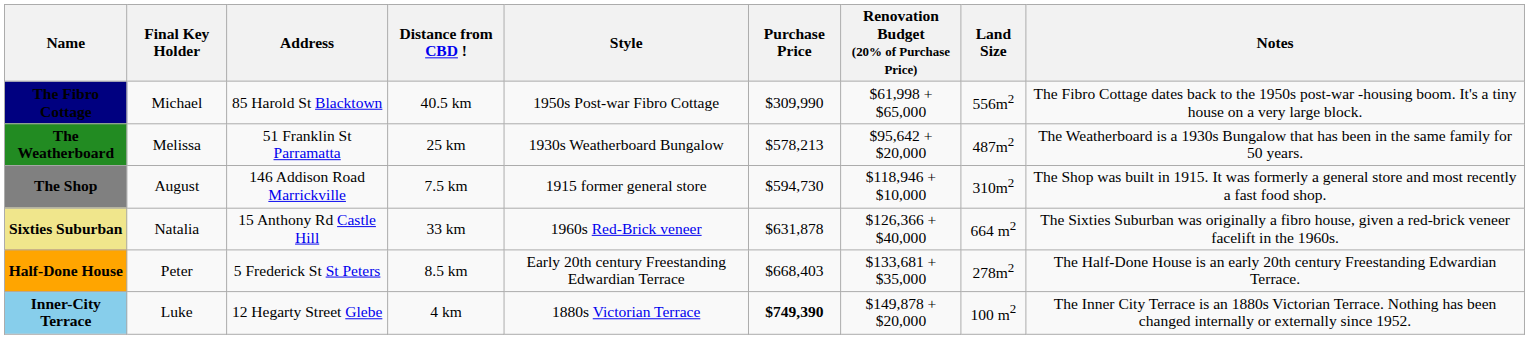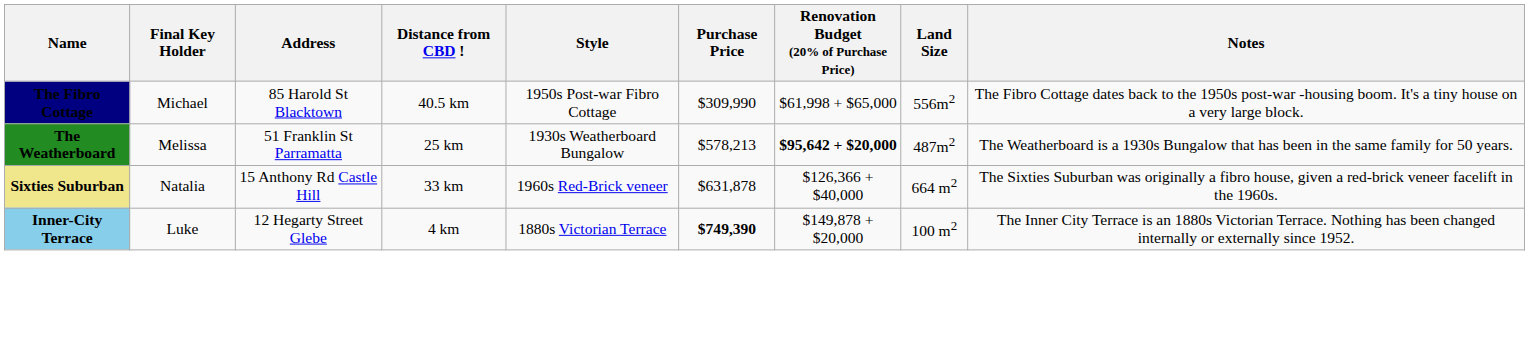(901, 144) normal -> (838, 144) bold
- row: (66, 186)
- row: (66, 270)
